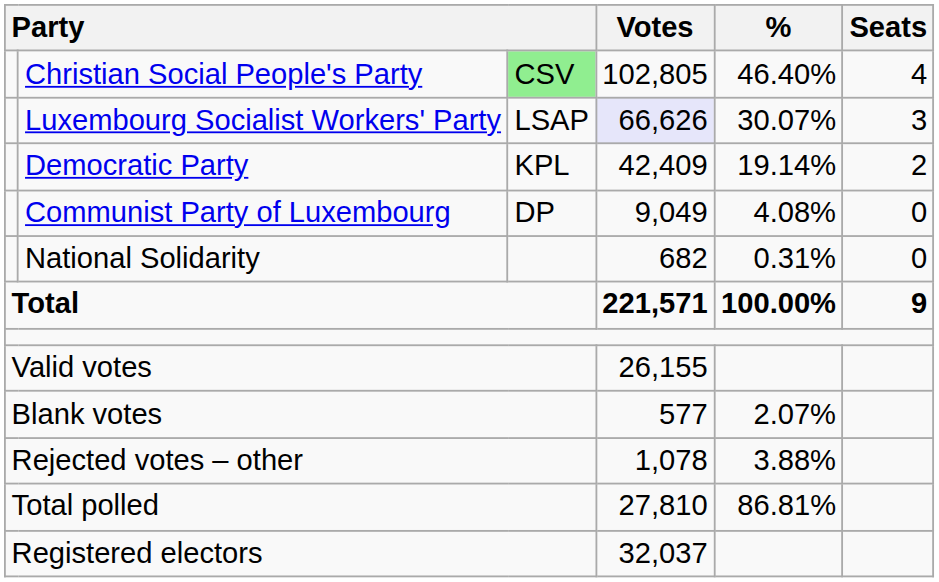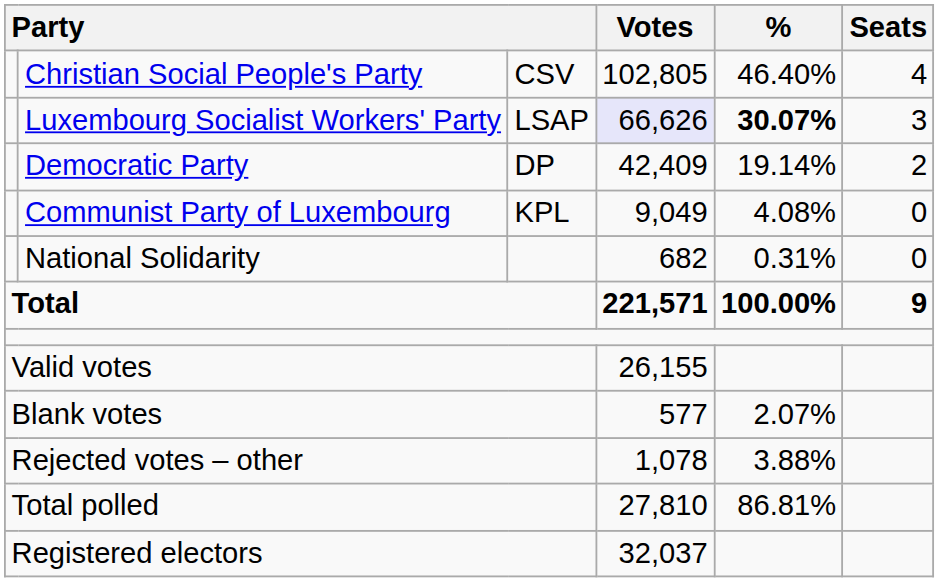(544, 73) lightgreen background -> (544, 73) no background
(787, 119) normal -> (787, 119) bold
(542, 166) KPL -> (535, 166) DP
(535, 212) DP -> (542, 212) KPL
